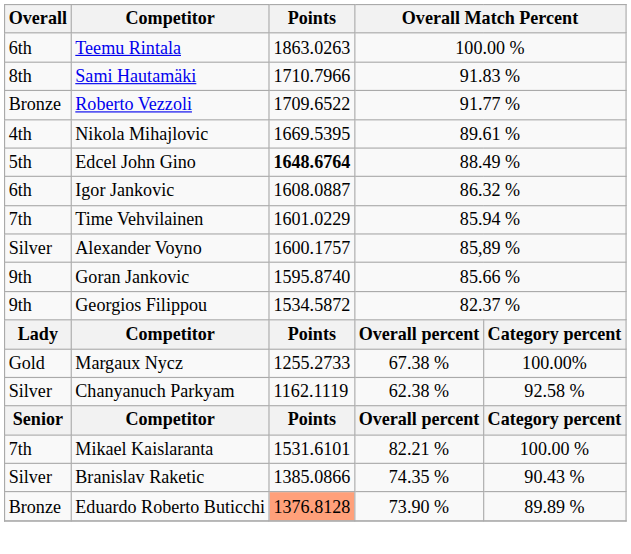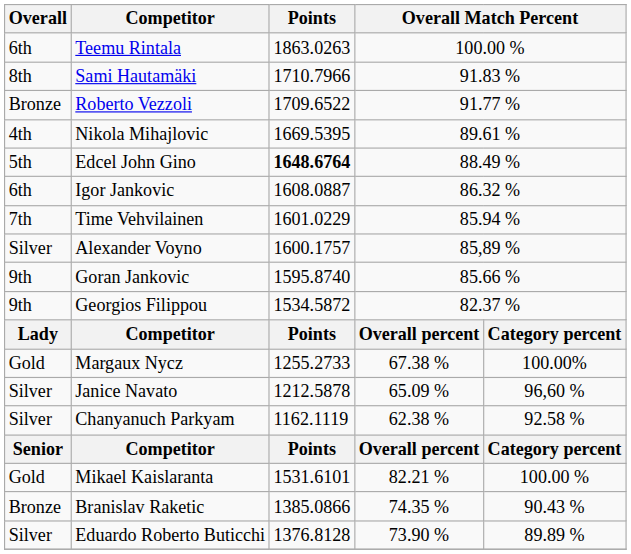+ row: (126, 391)
(20, 448) 7th -> (27, 477) Gold
(30, 477) Silver -> (35, 506) Bronze
(35, 506) Bronze -> (30, 534) Silver
(312, 506) lightsalmon background -> (312, 534) no background
